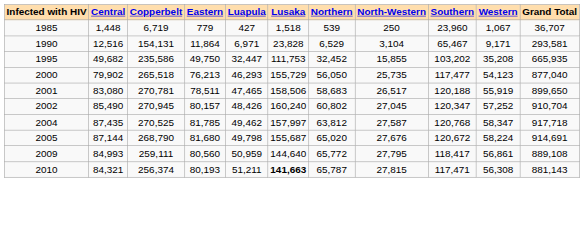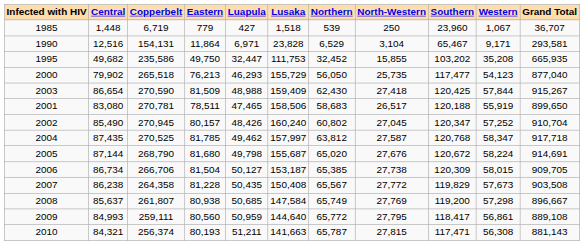+ row: (47, 91)
+ row: (47, 169)
+ row: (47, 185)
+ row: (47, 201)
(288, 169) bold -> (288, 232) normal
